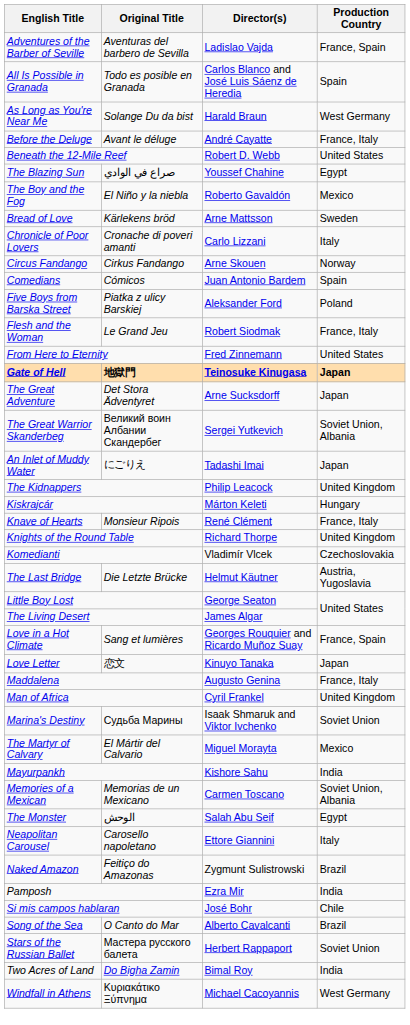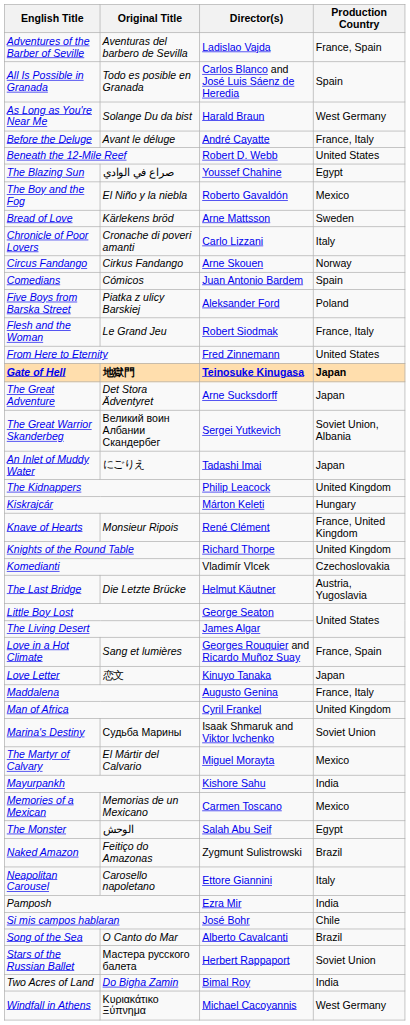(349, 521) France, Italy -> (350, 527) France, United Kingdom
(351, 794) Soviet Union, Albania -> (332, 806) Mexico
rows swapped: (43, 869) <-> (32, 840)
